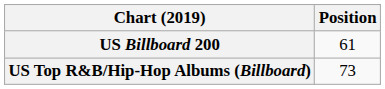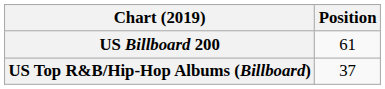(348, 71) 73 -> (348, 71) 37
